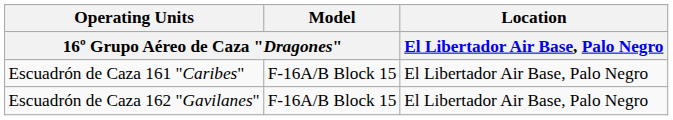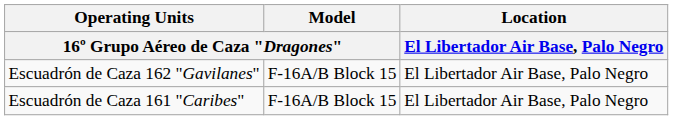rows swapped: (126, 73) <-> (134, 100)
